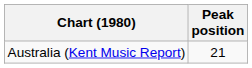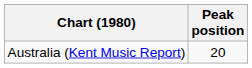(218, 52) 21 -> (218, 52) 20
